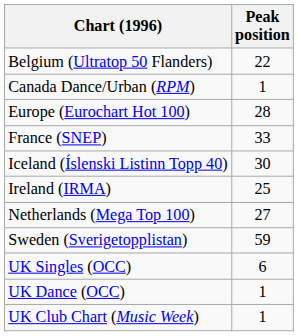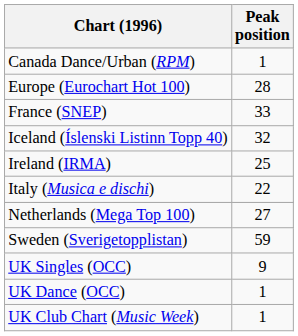- row: (110, 61)
(262, 163) 30 -> (262, 138) 32
+ row: (81, 189)
(262, 266) 6 -> (262, 266) 9
